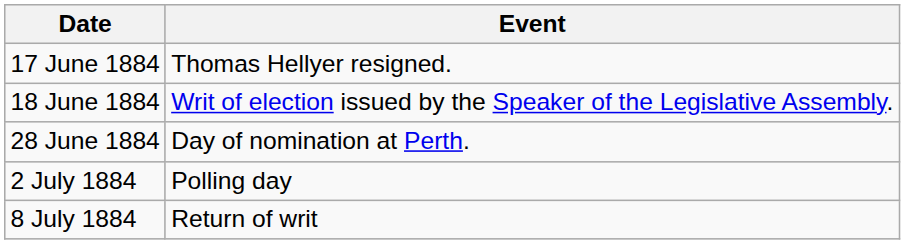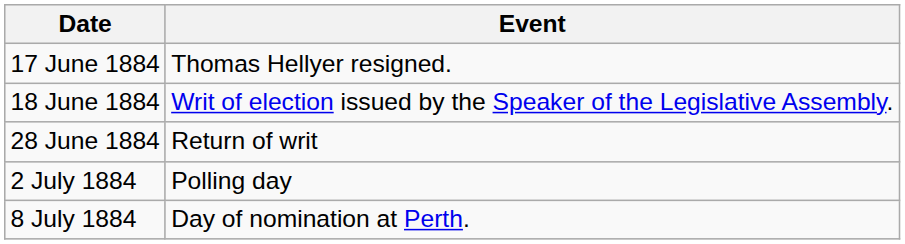(320, 141) Day of nomination at Perth. -> (244, 141) Return of writ
(244, 219) Return of writ -> (320, 219) Day of nomination at Perth.
